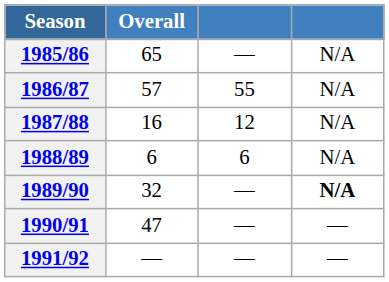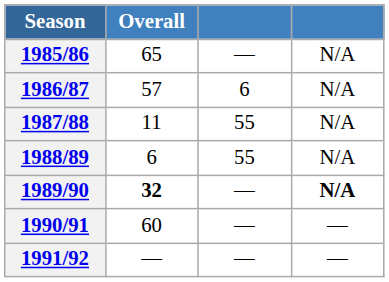(244, 89) 55 -> (244, 89) 6
(152, 123) 16 -> (152, 123) 11
(244, 123) 12 -> (244, 123) 55
(244, 157) 6 -> (244, 157) 55
(152, 191) normal -> (152, 191) bold
(152, 225) 47 -> (152, 225) 60
